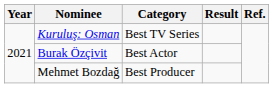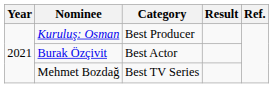(162, 33) Best TV Series -> (160, 33) Best Producer
(160, 72) Best Producer -> (162, 72) Best TV Series
